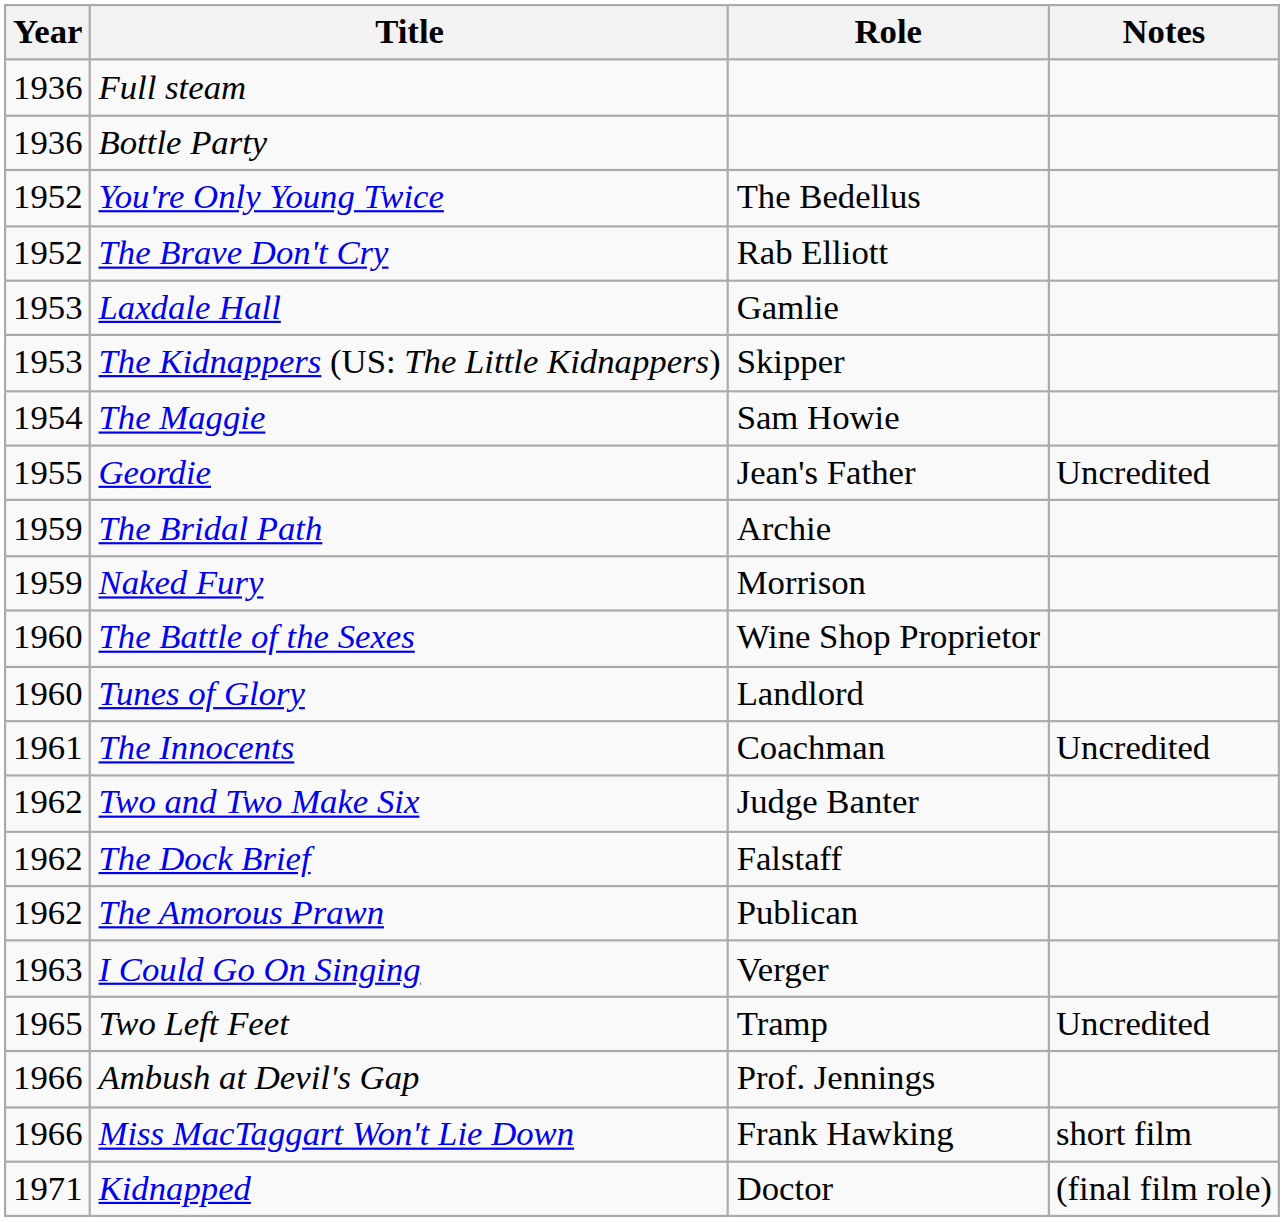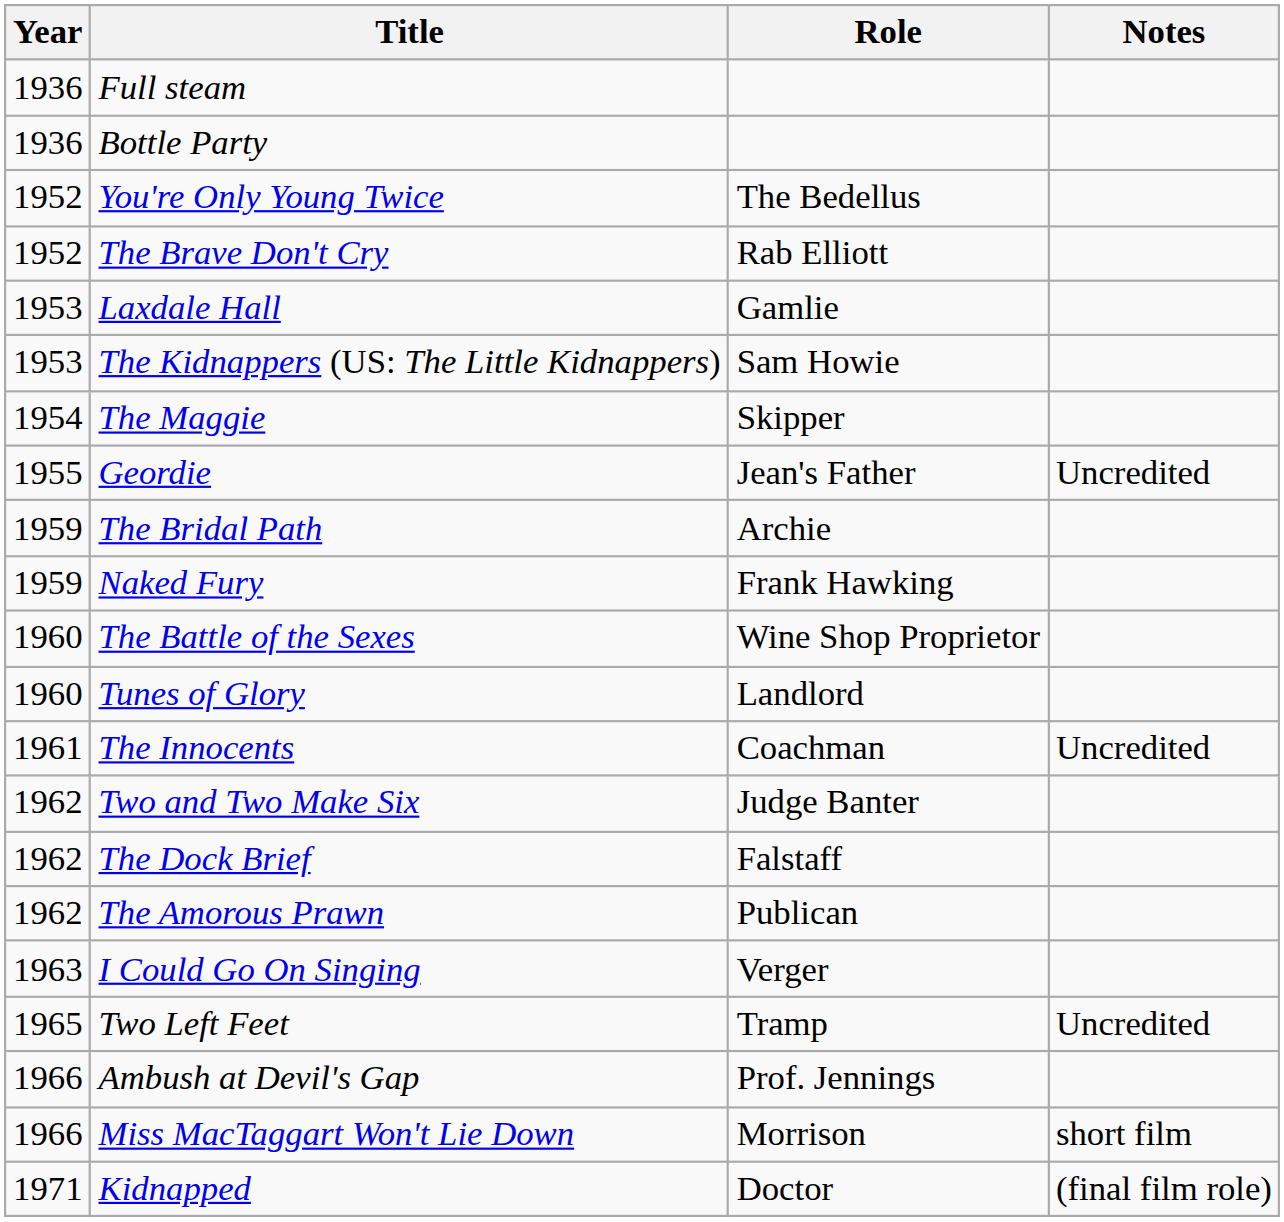(791, 362) Skipper -> (818, 362) Sam Howie
(818, 417) Sam Howie -> (791, 417) Skipper
(801, 582) Morrison -> (845, 582) Frank Hawking
(845, 1133) Frank Hawking -> (801, 1133) Morrison
